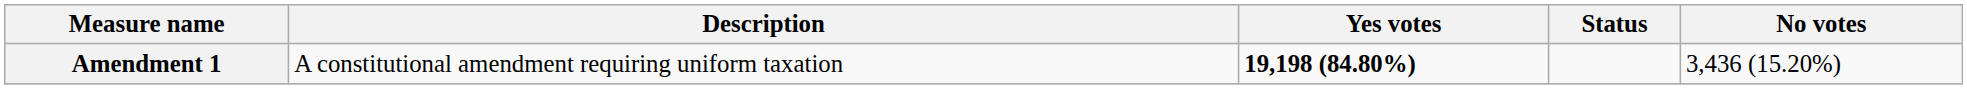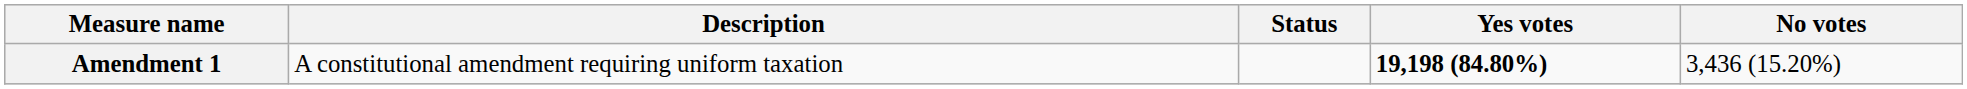columns swapped: (1614, 24) <-> (1394, 24)
